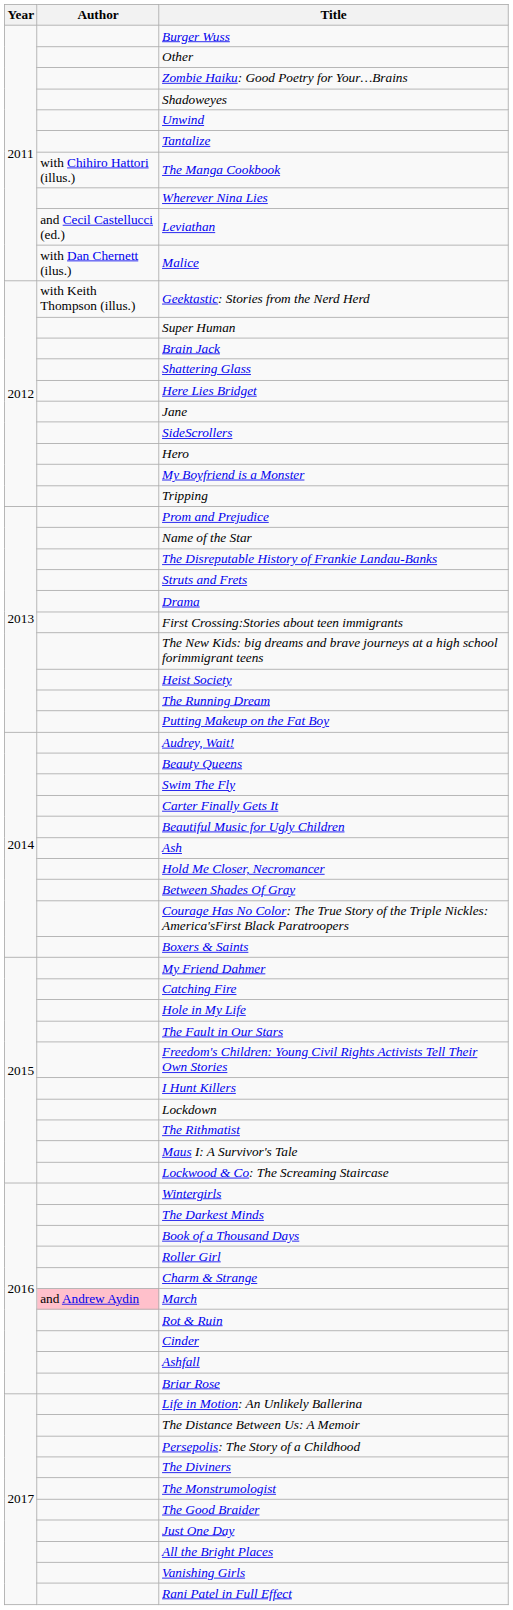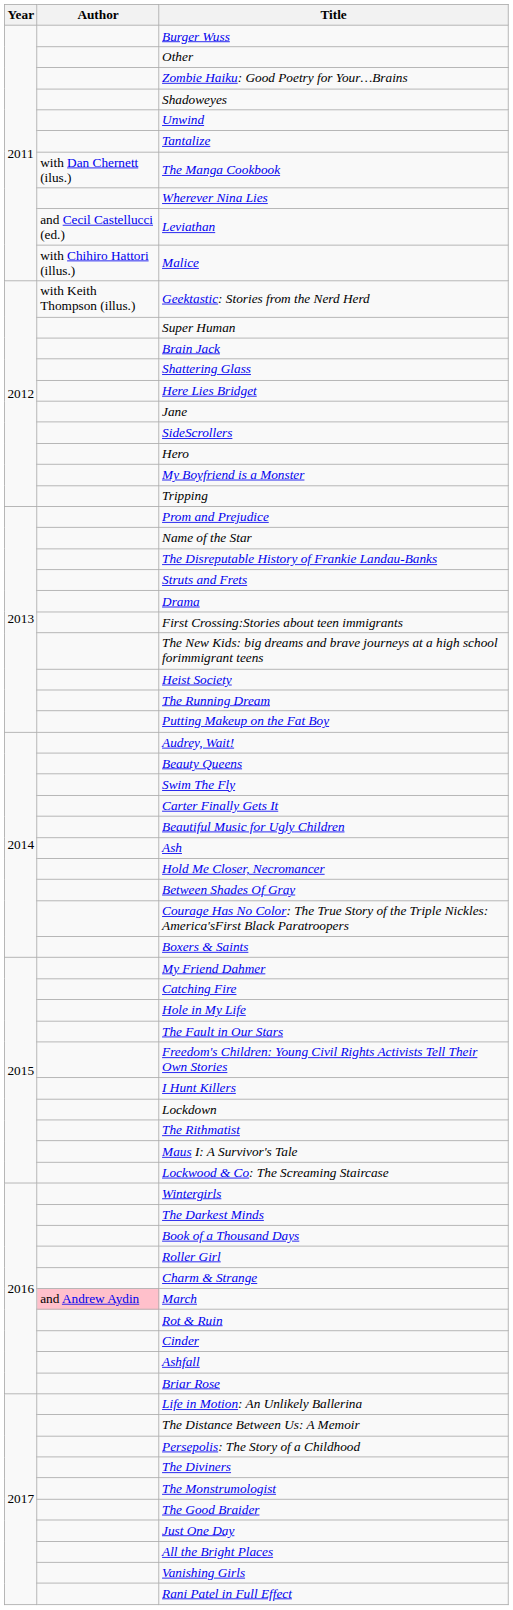(94, 169) with Chihiro Hattori (illus.) -> (89, 169) with Dan Chernett (ilus.)
(89, 262) with Dan Chernett (ilus.) -> (94, 262) with Chihiro Hattori (illus.)
